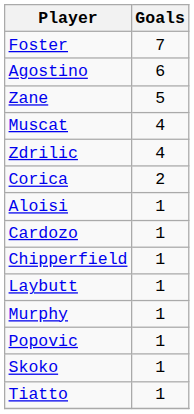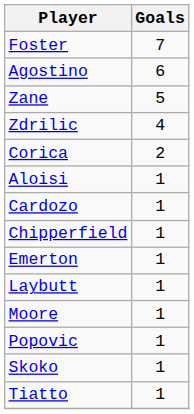- row: (38, 126)
+ row: (43, 260)
+ row: (33, 314)
- row: (38, 314)
